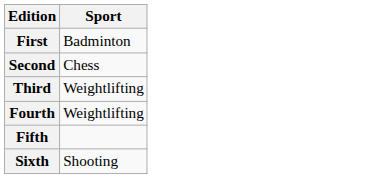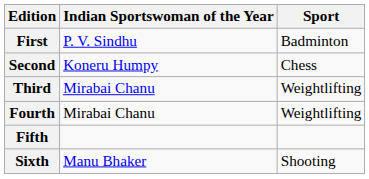+ column: (168, 16)
